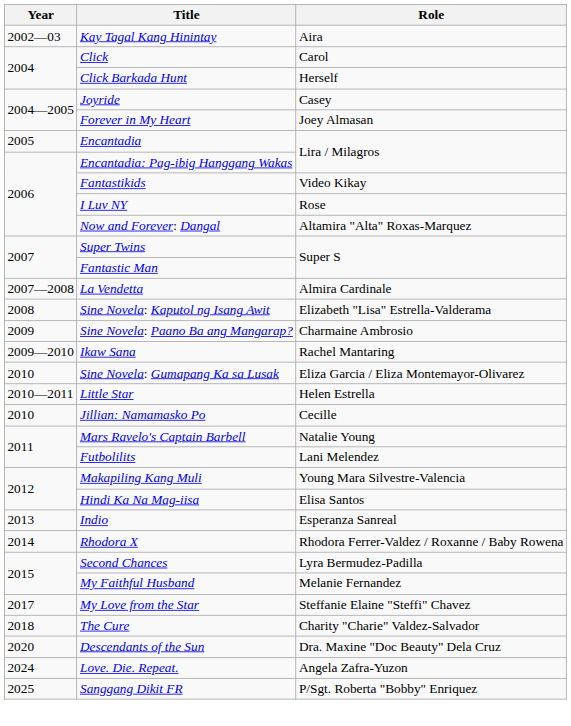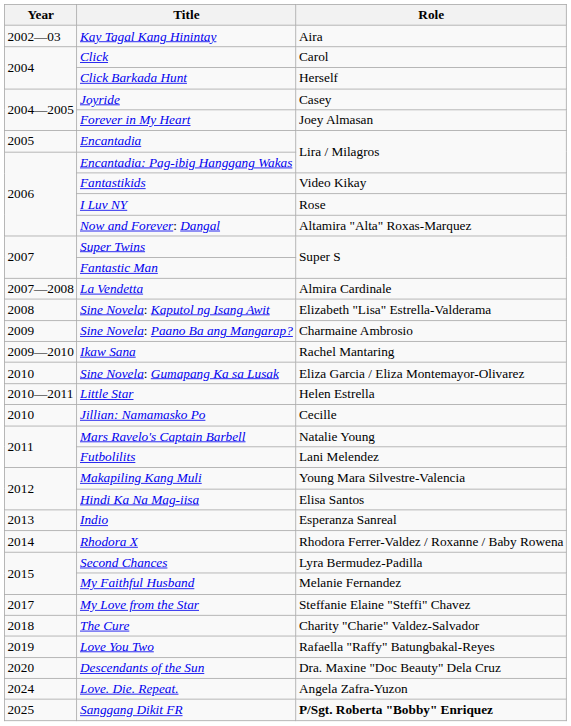+ row: (117, 646)
(388, 688) normal -> (396, 710) bold
